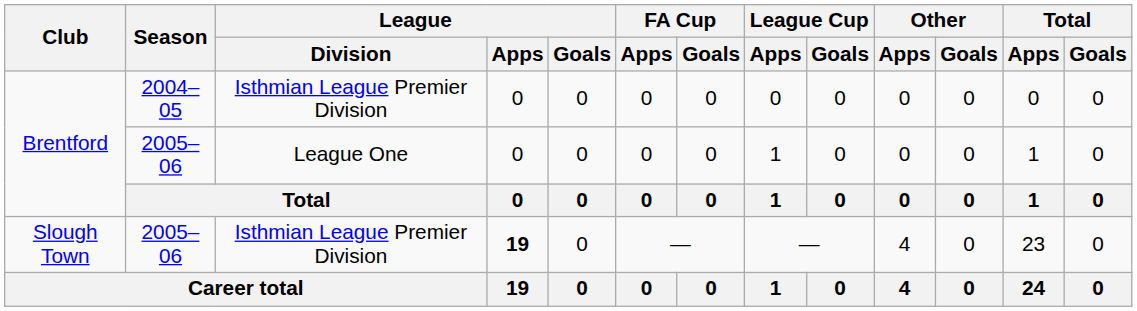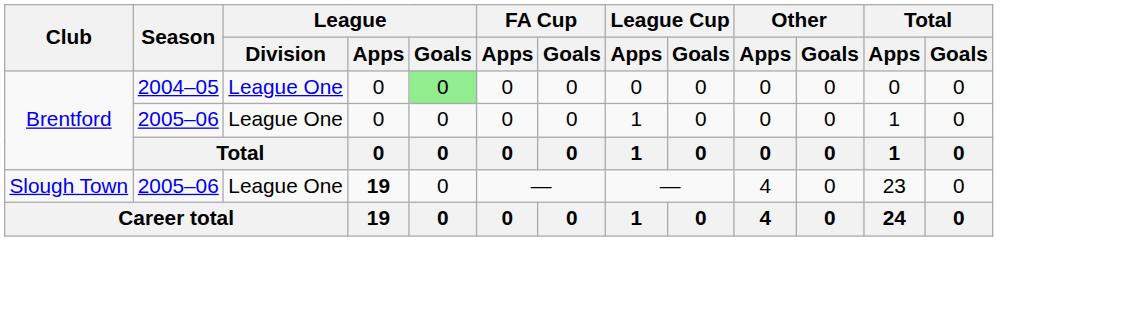(351, 98) Isthmian League Premier Division -> (286, 86) League One
(582, 98) no background -> (443, 86) lightgreen background
(351, 244) Isthmian League Premier Division -> (286, 185) League One
